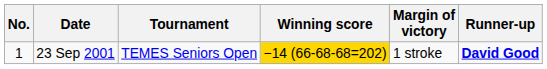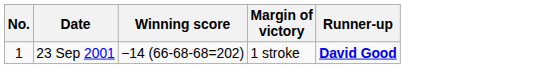- column: (189, 23)
(325, 53) gold background -> (183, 53) no background
